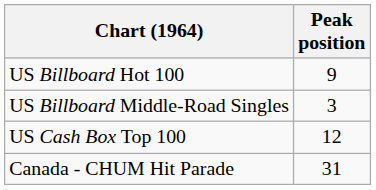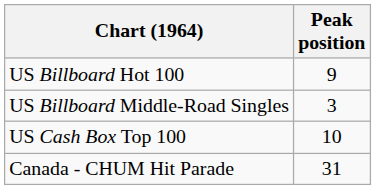(332, 136) 12 -> (332, 136) 10
